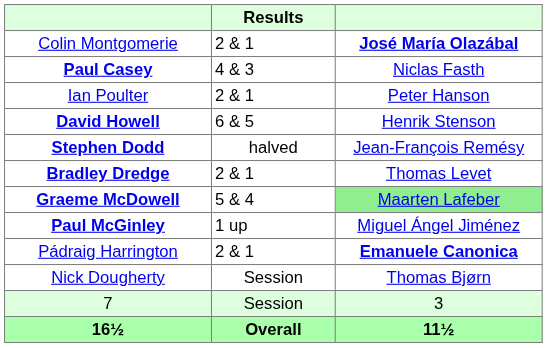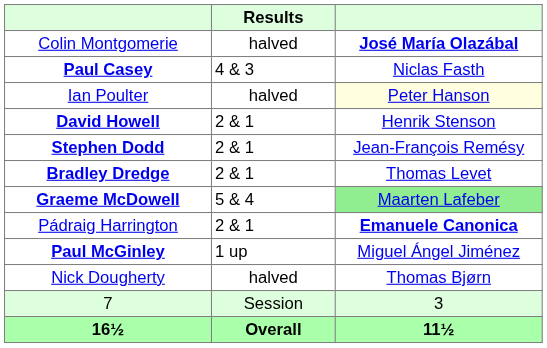(235, 43) 2 & 1 -> (273, 43) halved
(235, 95) 2 & 1 -> (273, 95) halved
(439, 95) no background -> (439, 95) lightyellow background
(235, 121) 6 & 5 -> (235, 121) 2 & 1
(273, 147) halved -> (235, 147) 2 & 1
rows swapped: (108, 225) <-> (108, 251)
(273, 277) Session -> (273, 277) halved
